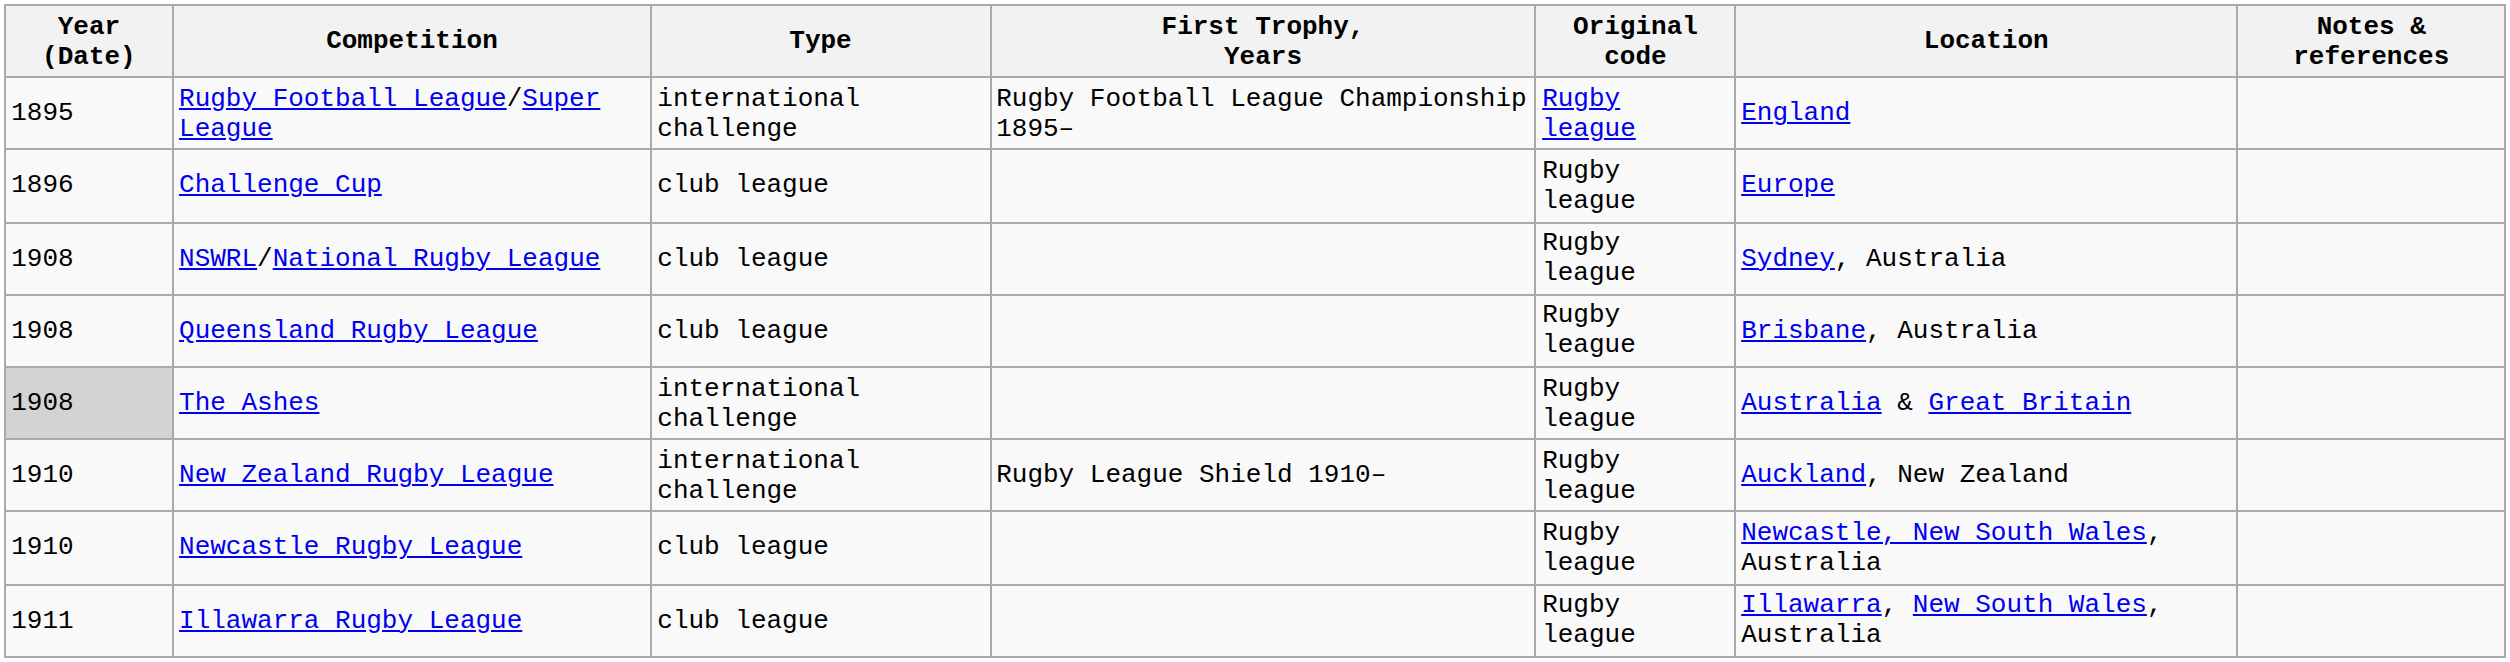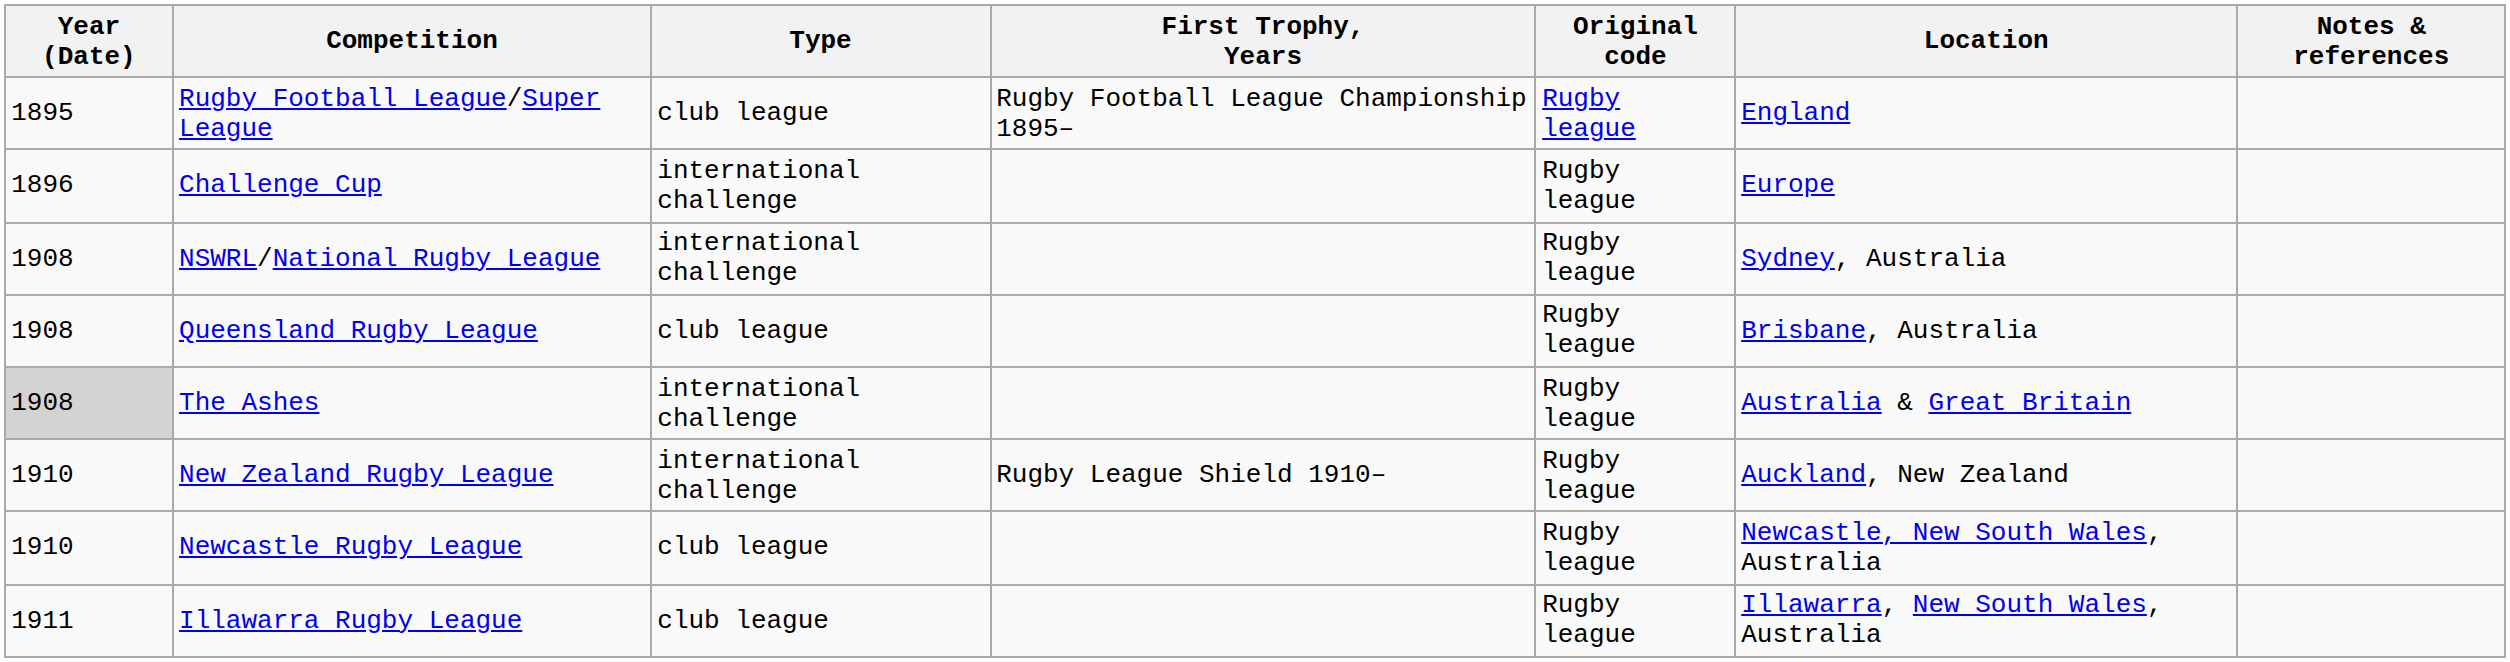(759, 114) international challenge -> (743, 114) club league
(743, 186) club league -> (759, 186) international challenge
(743, 258) club league -> (759, 258) international challenge
